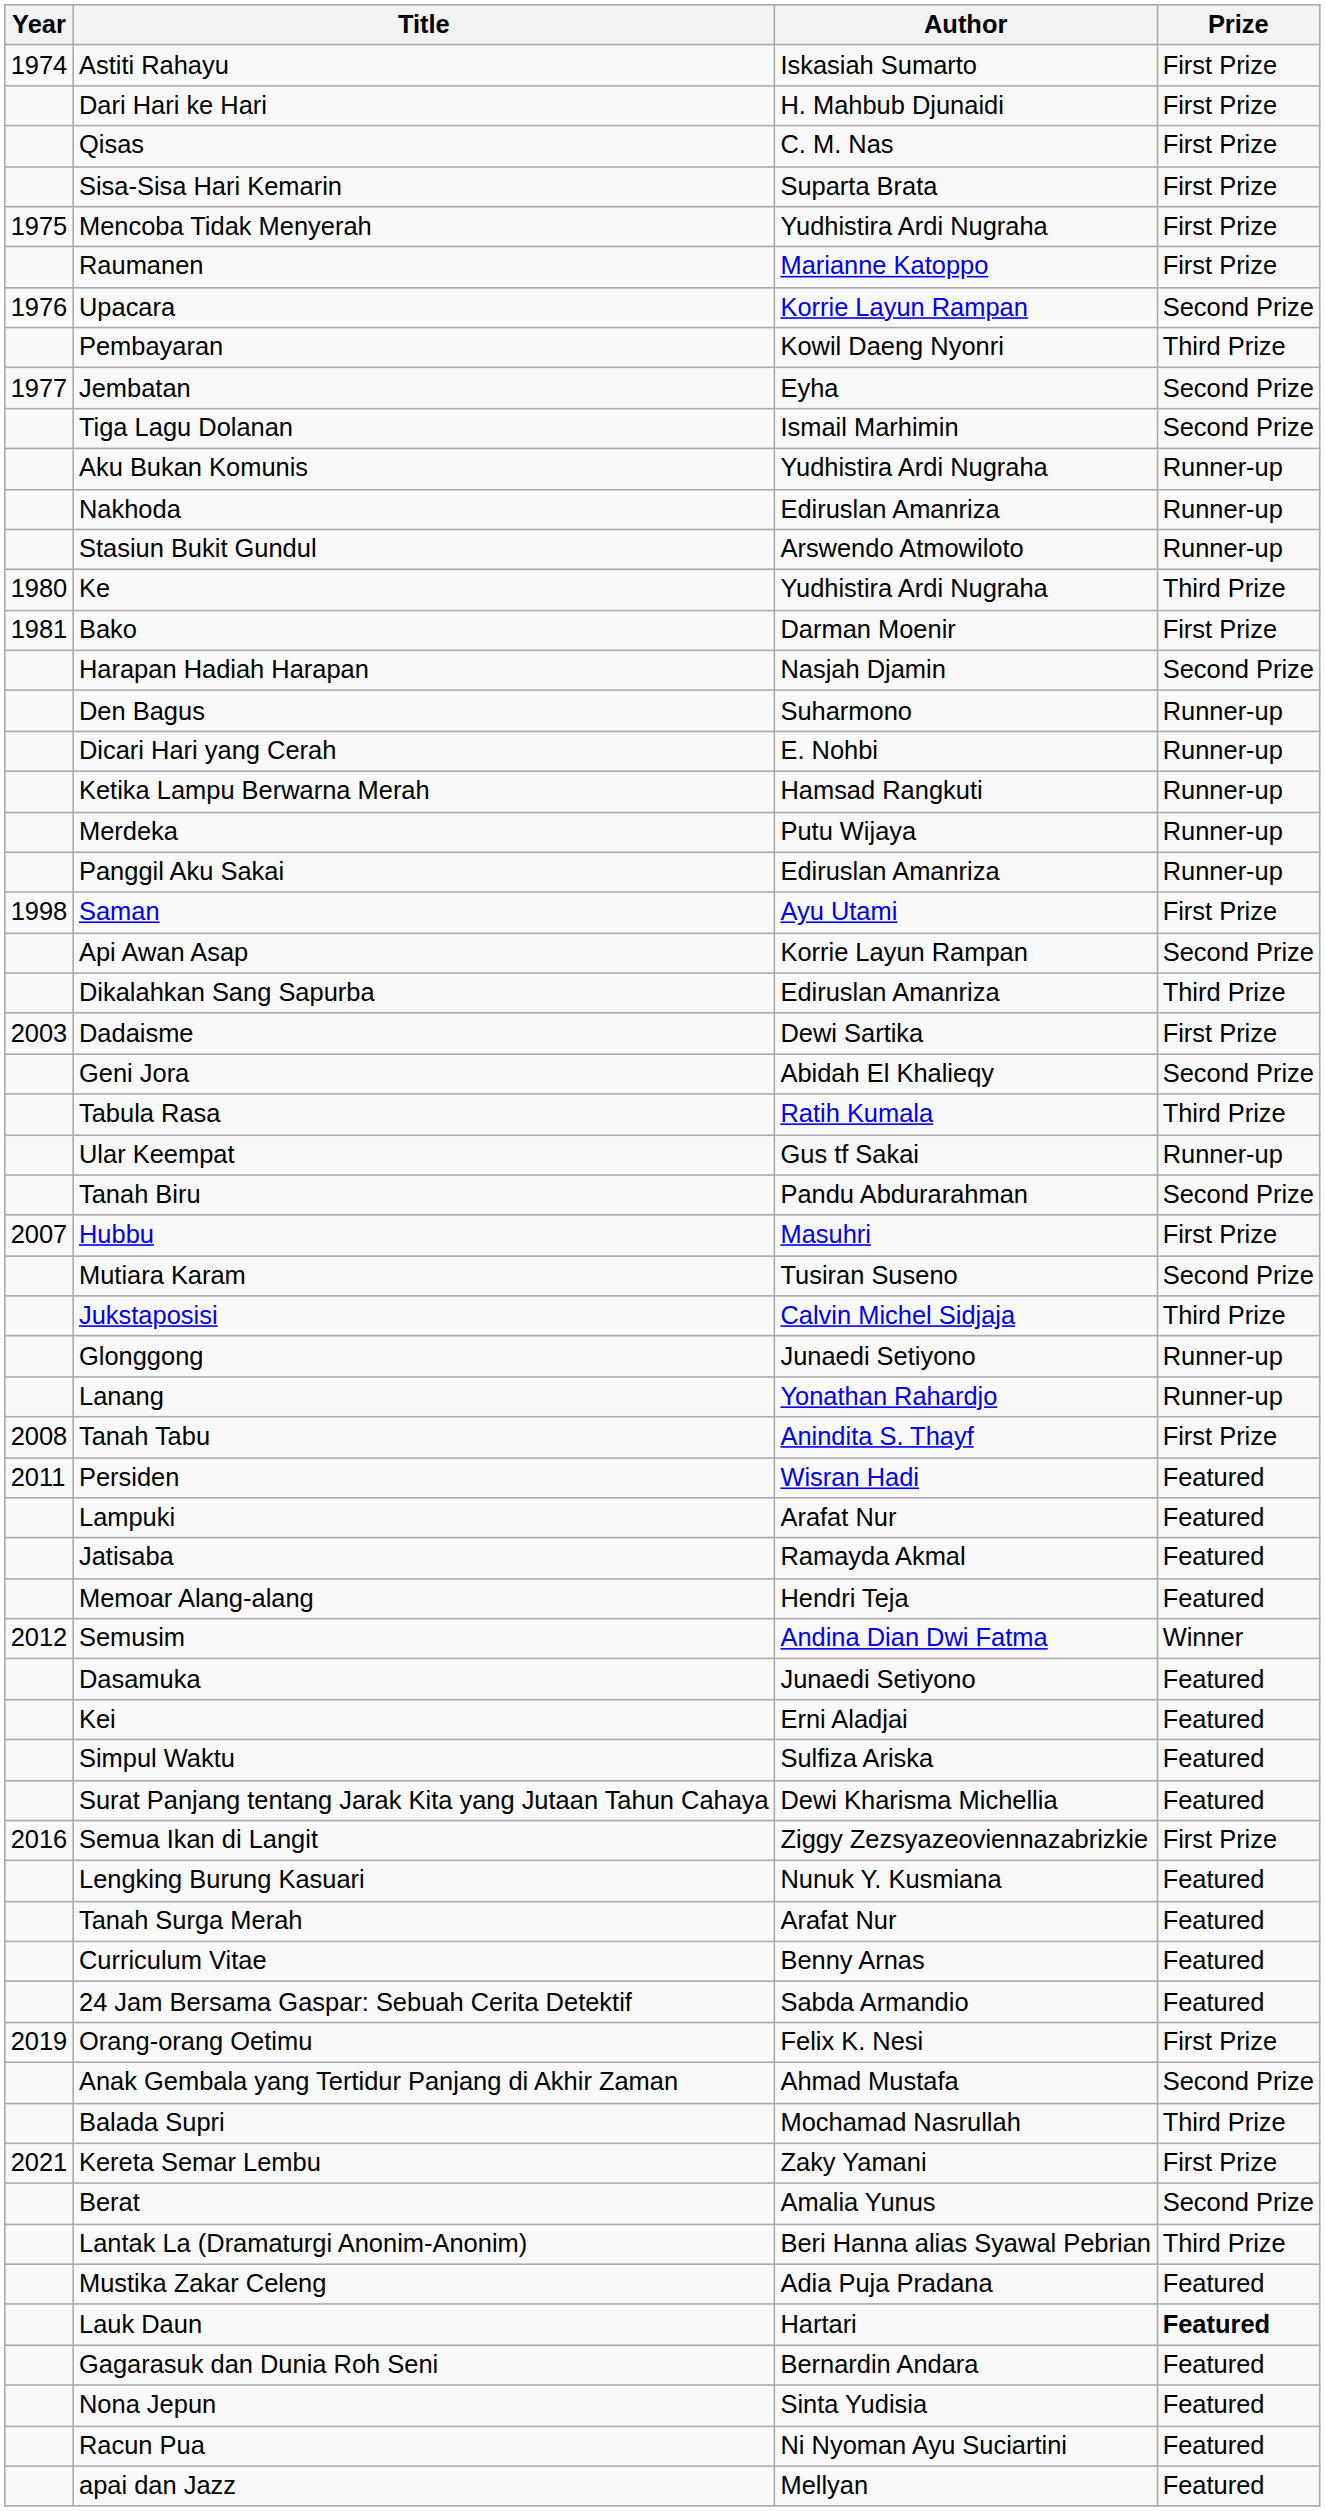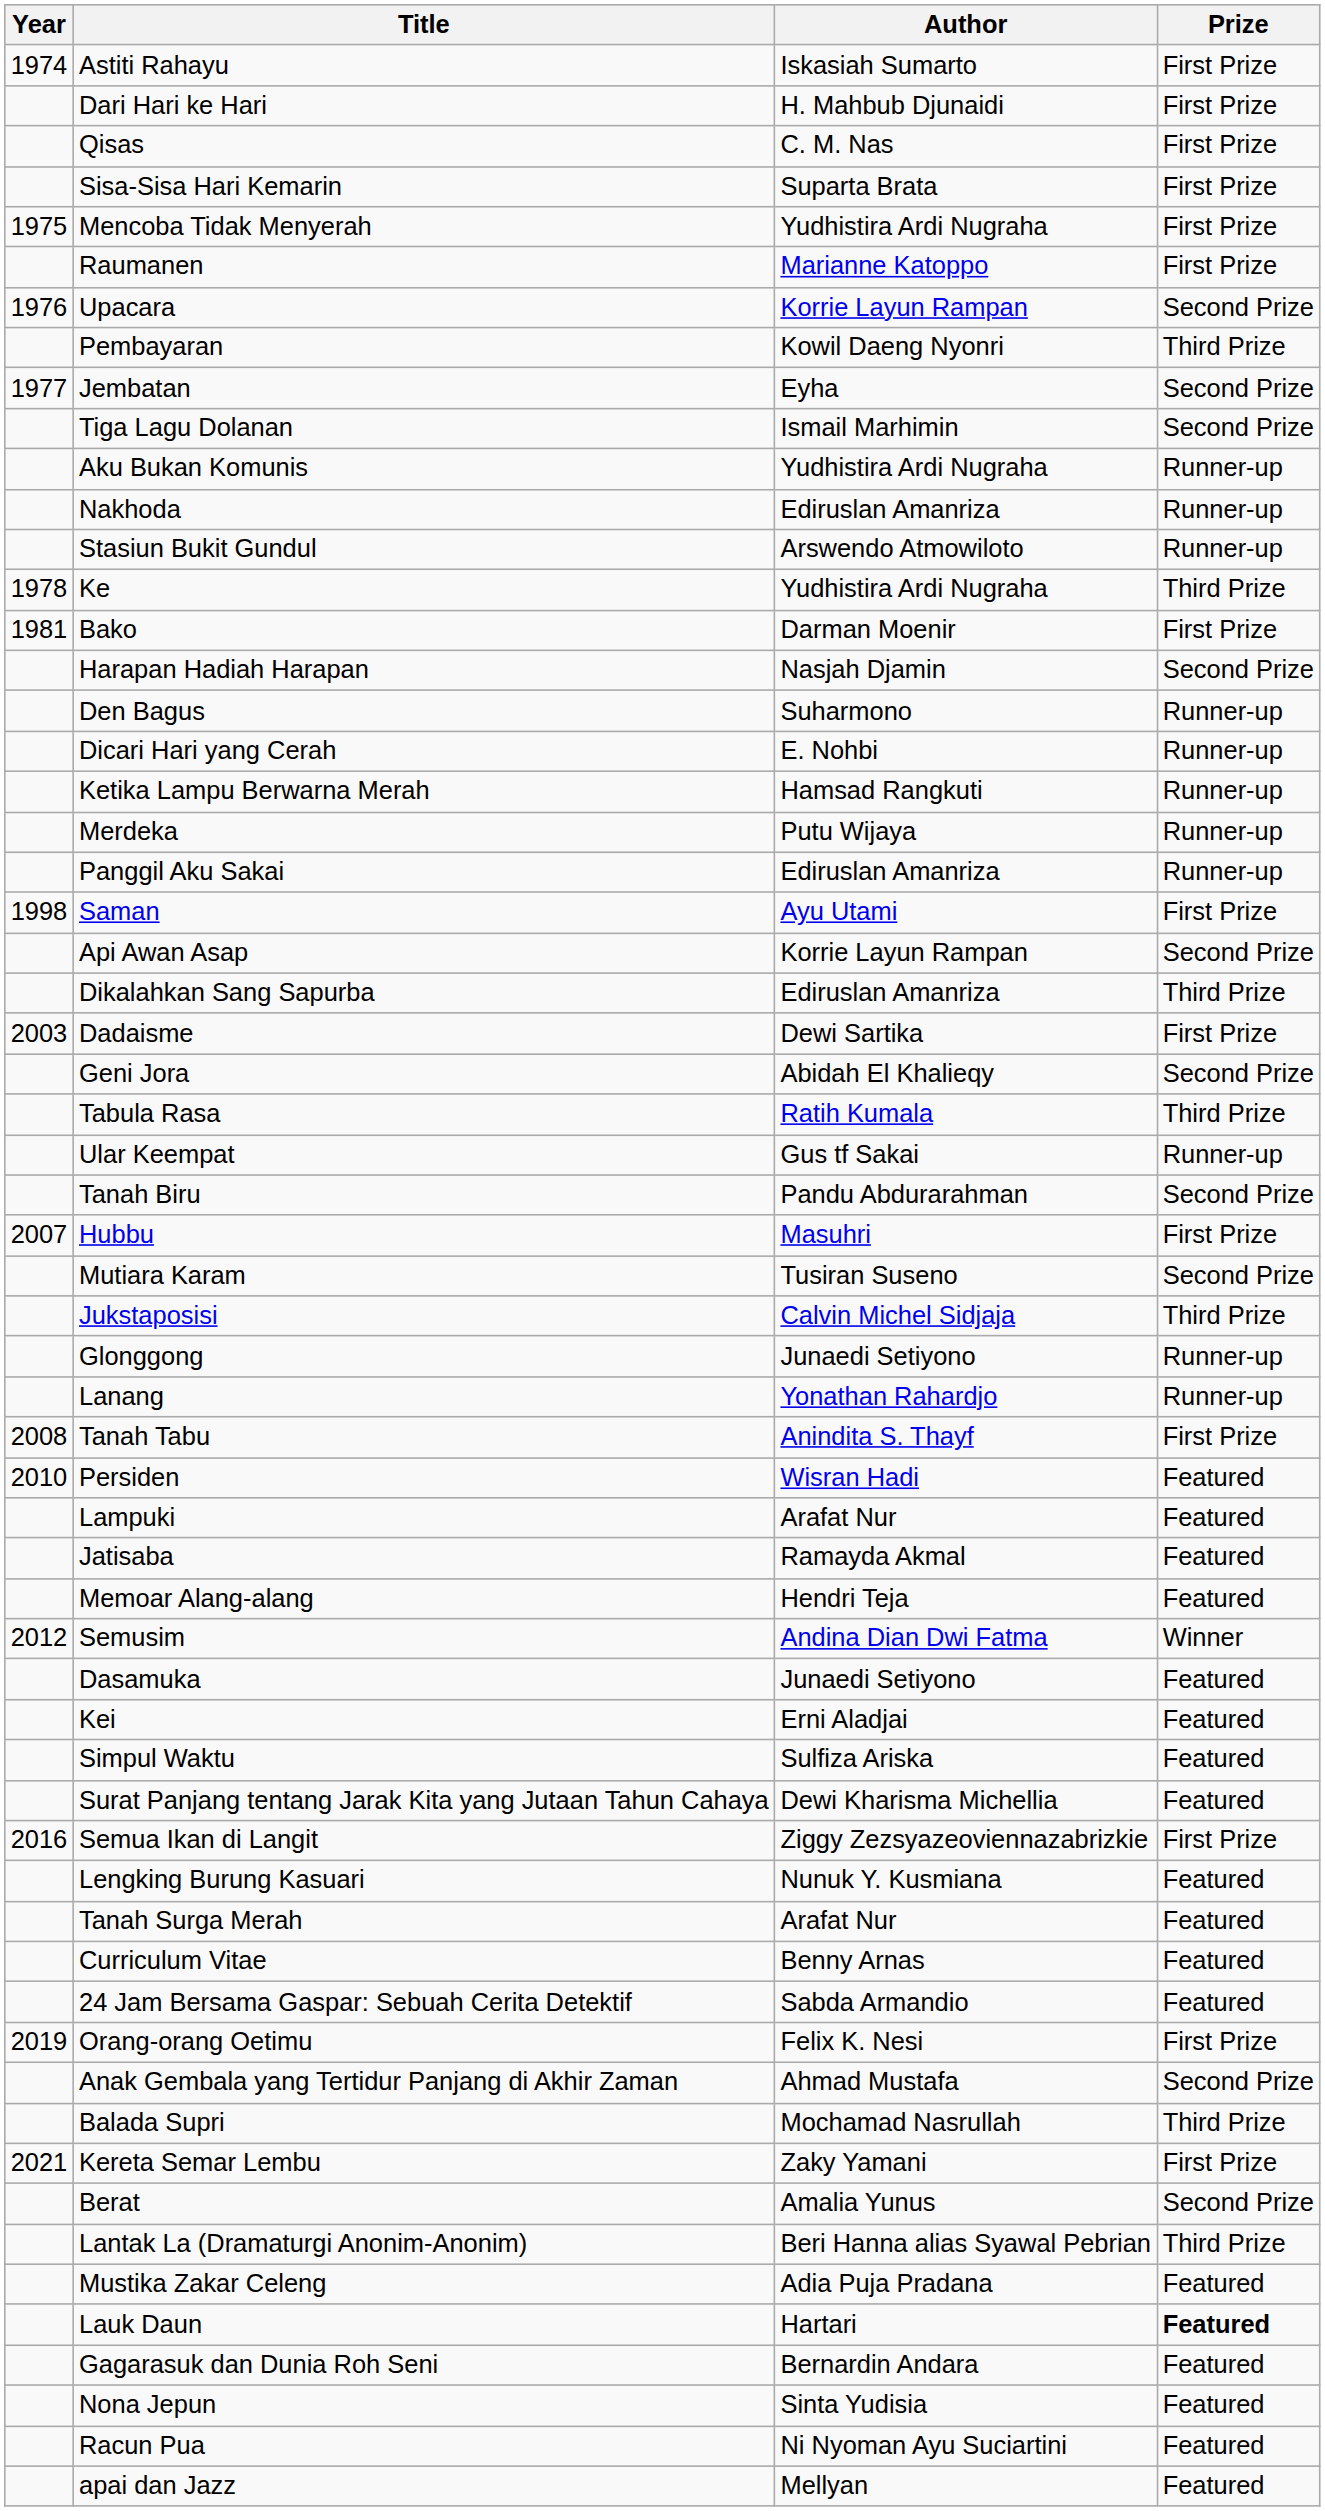(39, 589) 1980 -> (39, 589) 1978
(38, 1477) 2011 -> (39, 1477) 2010
